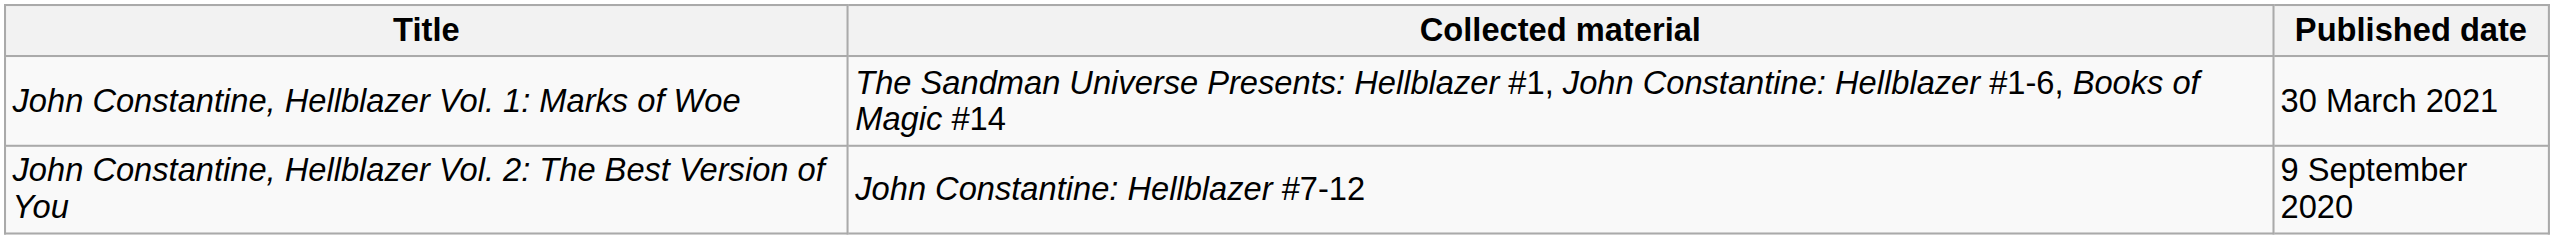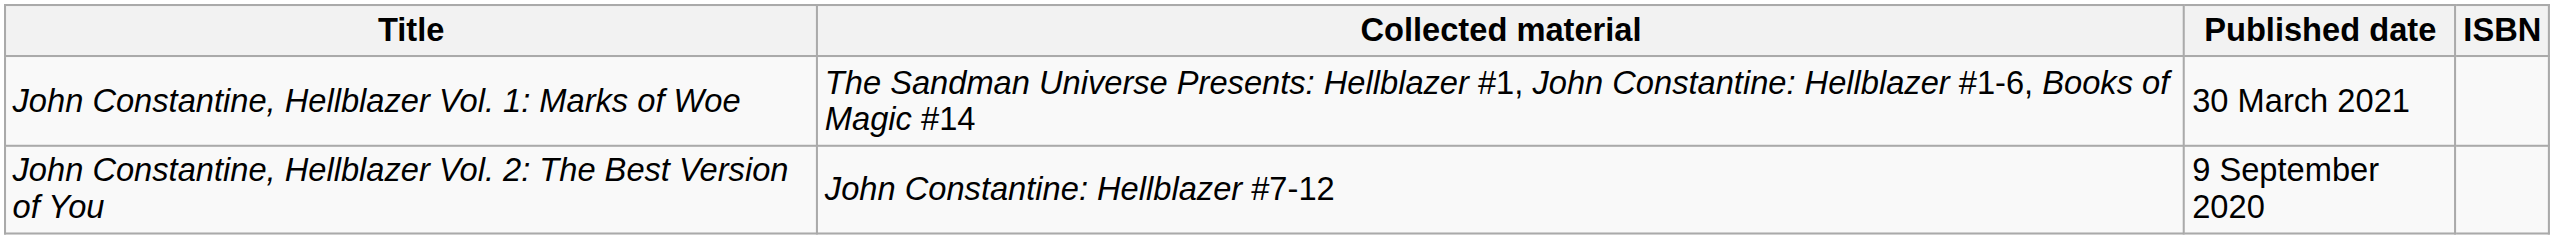+ column: (2502, 30)
